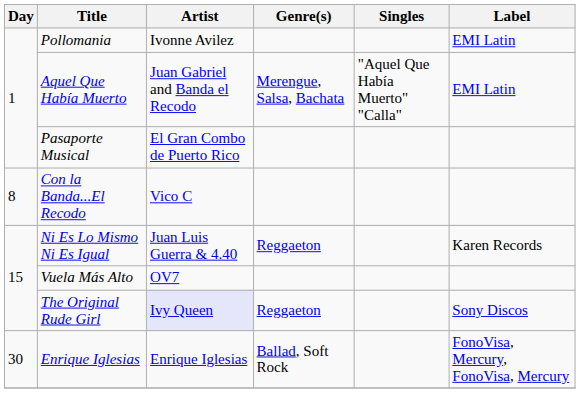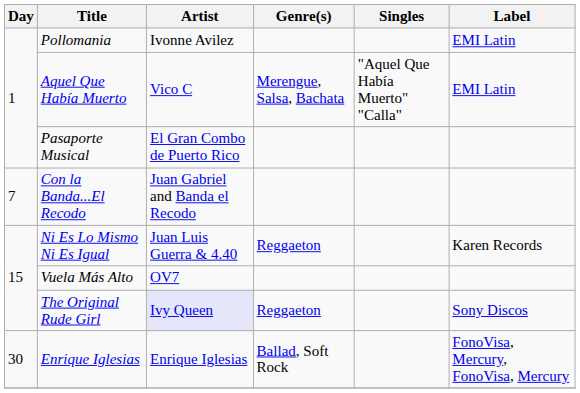(189, 89) Juan Gabriel and Banda el Recodo -> (171, 89) Vico C
(12, 196) 8 -> (12, 196) 7
(171, 196) Vico C -> (189, 196) Juan Gabriel and Banda el Recodo
